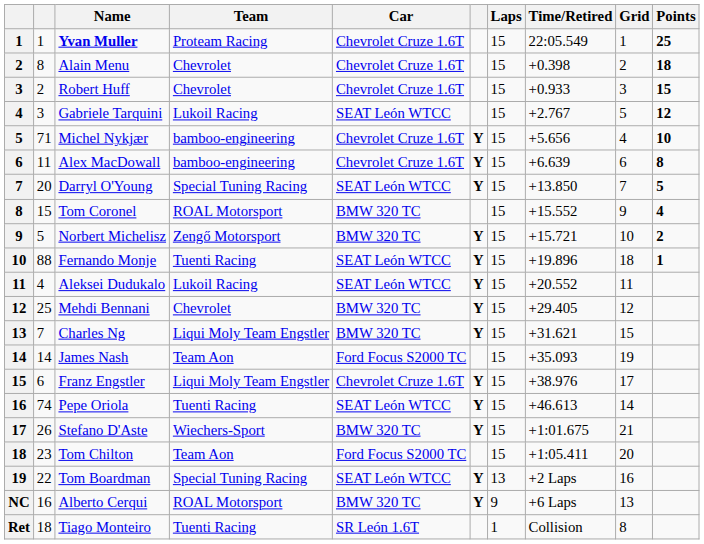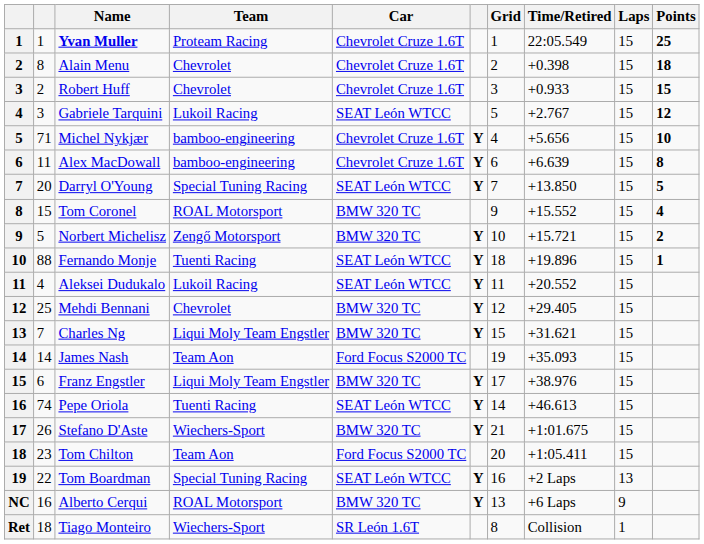columns swapped: (506, 16) <-> (634, 16)
(400, 381) Chevrolet Cruze 1.6T -> (378, 381) BMW 320 TC
(215, 527) Tuenti Racing -> (219, 527) Wiechers-Sport
